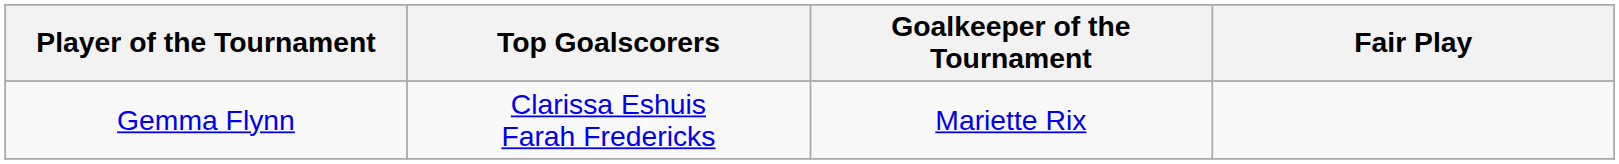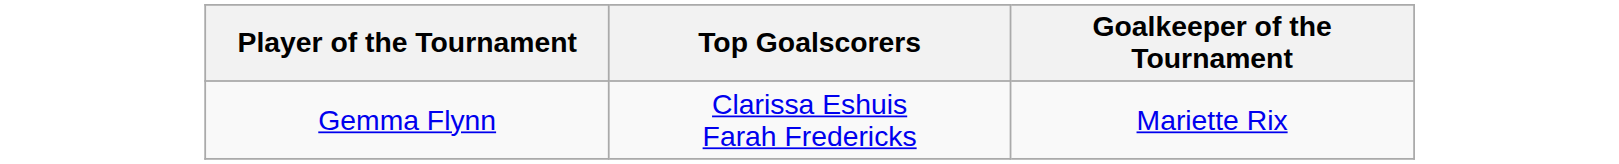- column: (1413, 42)
